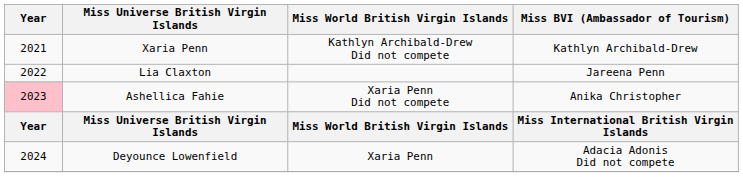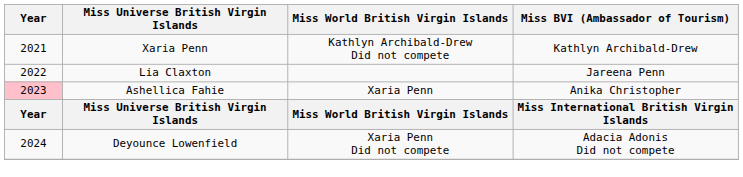(400, 97) Xaria Penn Did not compete -> (400, 91) Xaria Penn
(400, 157) Xaria Penn -> (400, 144) Xaria Penn Did not compete
